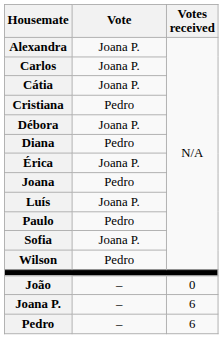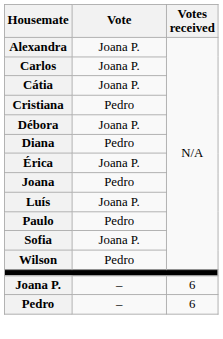- row: (38, 285)
